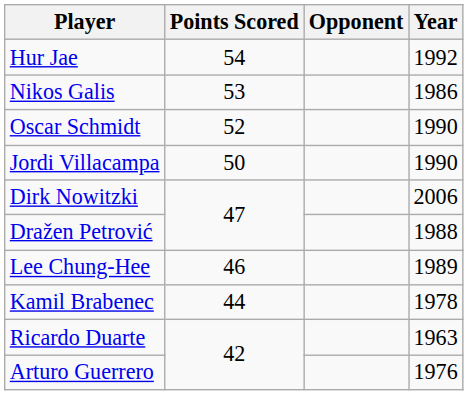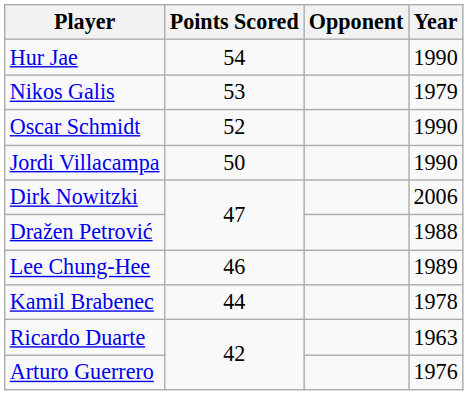(436, 57) 1992 -> (436, 57) 1990
(436, 92) 1986 -> (436, 92) 1979
